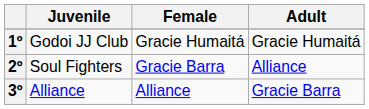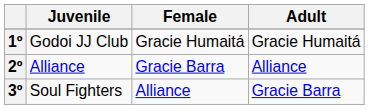(76, 66) Soul Fighters -> (57, 66) Alliance
(57, 91) Alliance -> (76, 91) Soul Fighters
